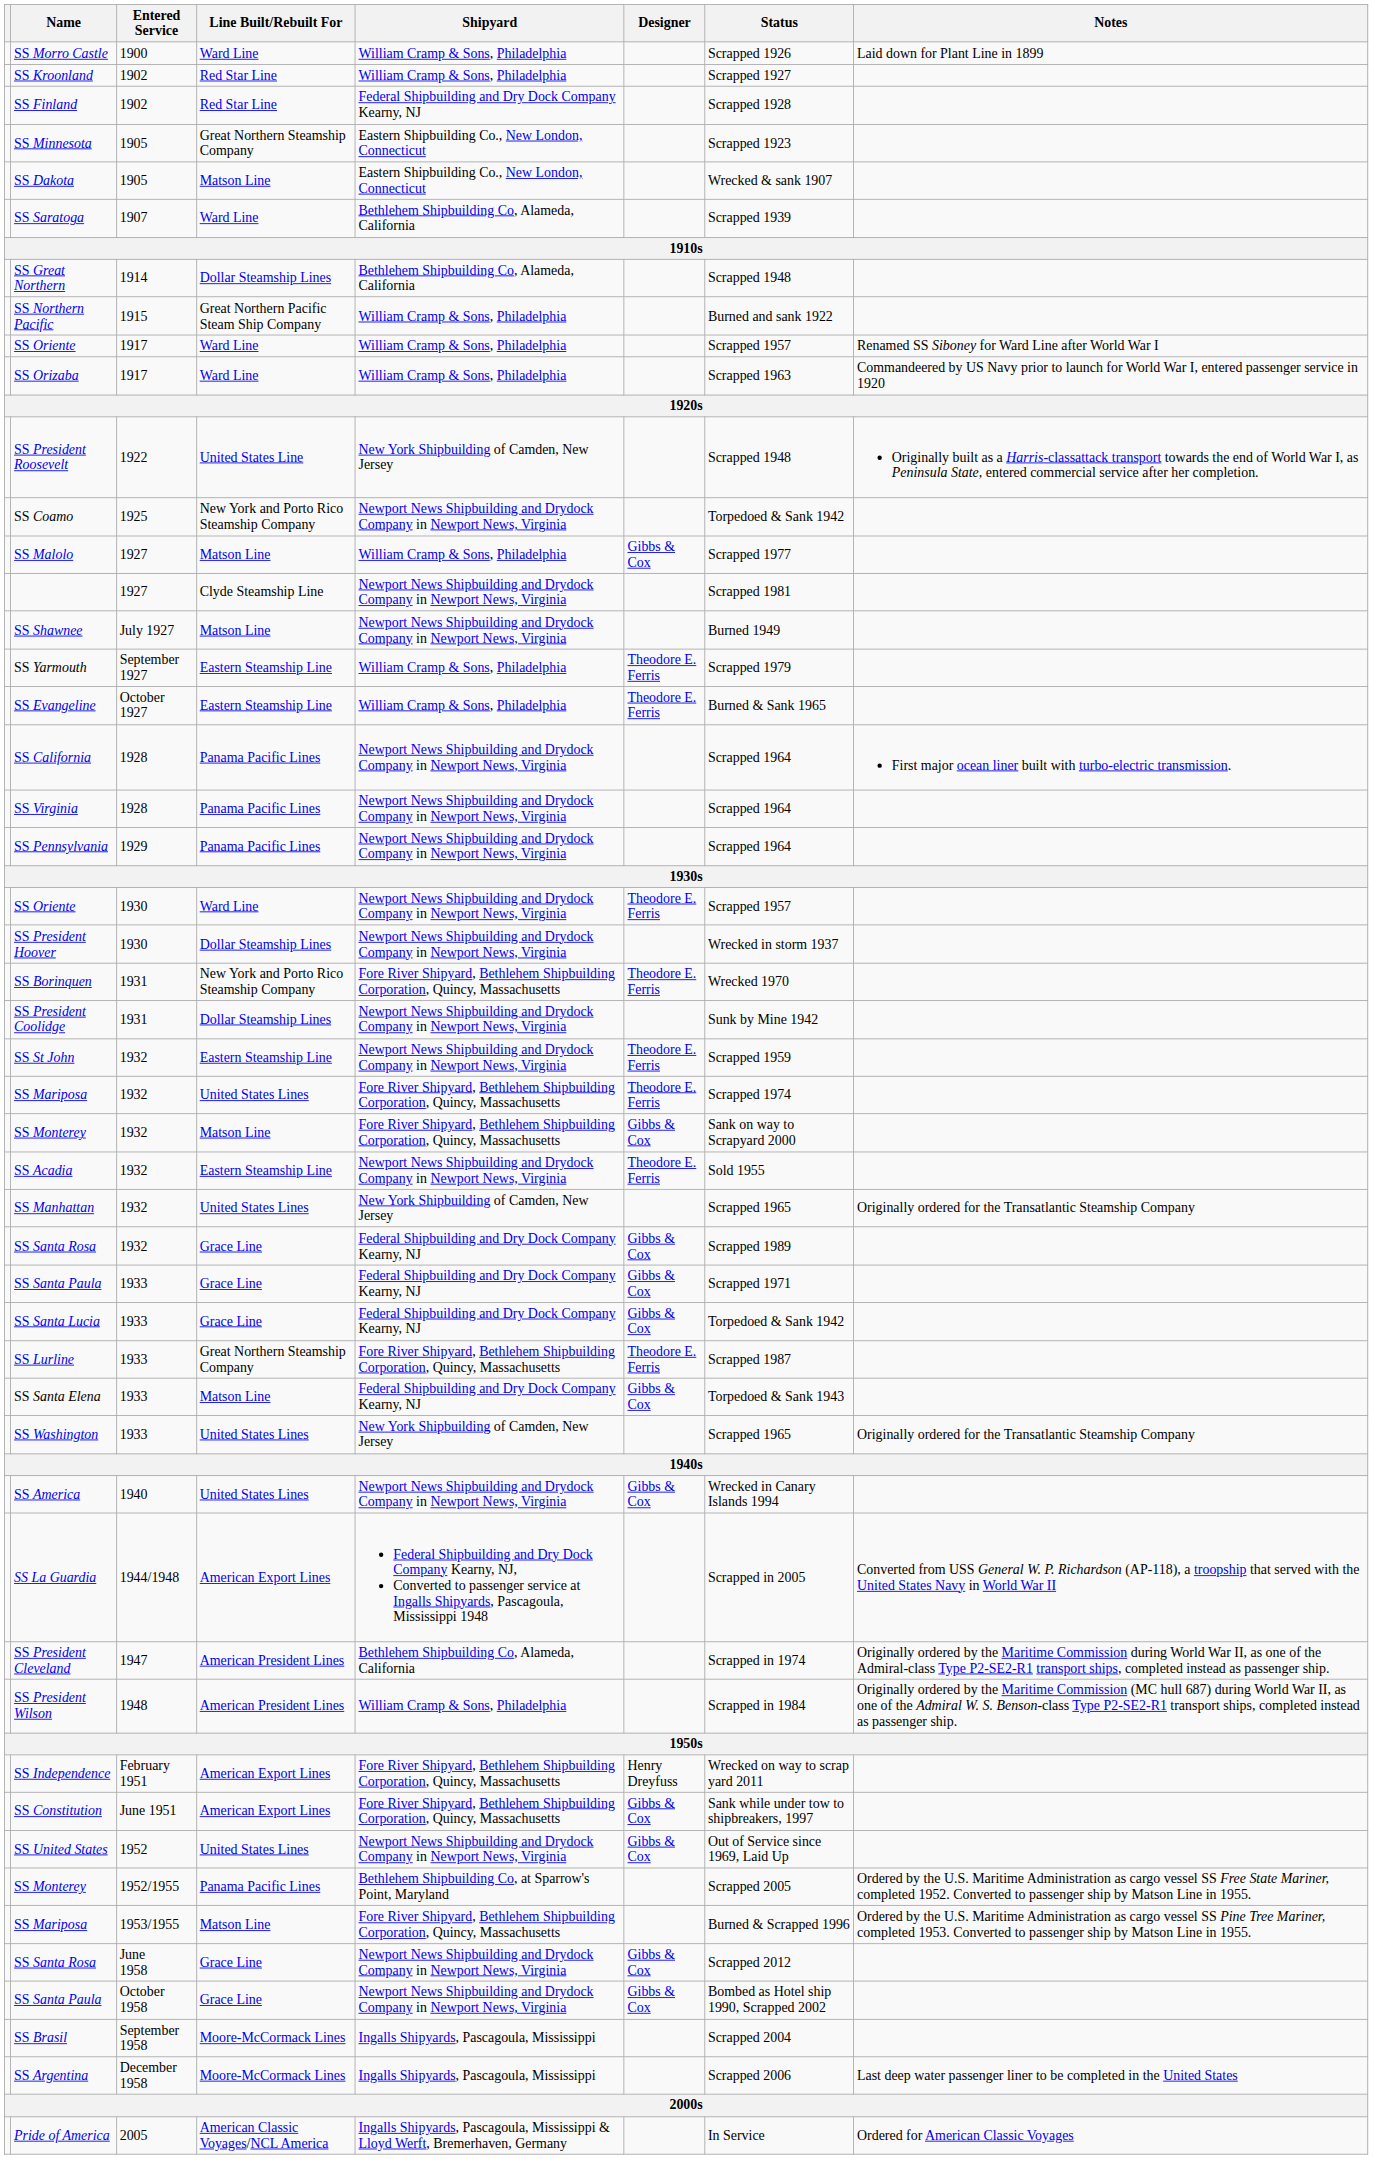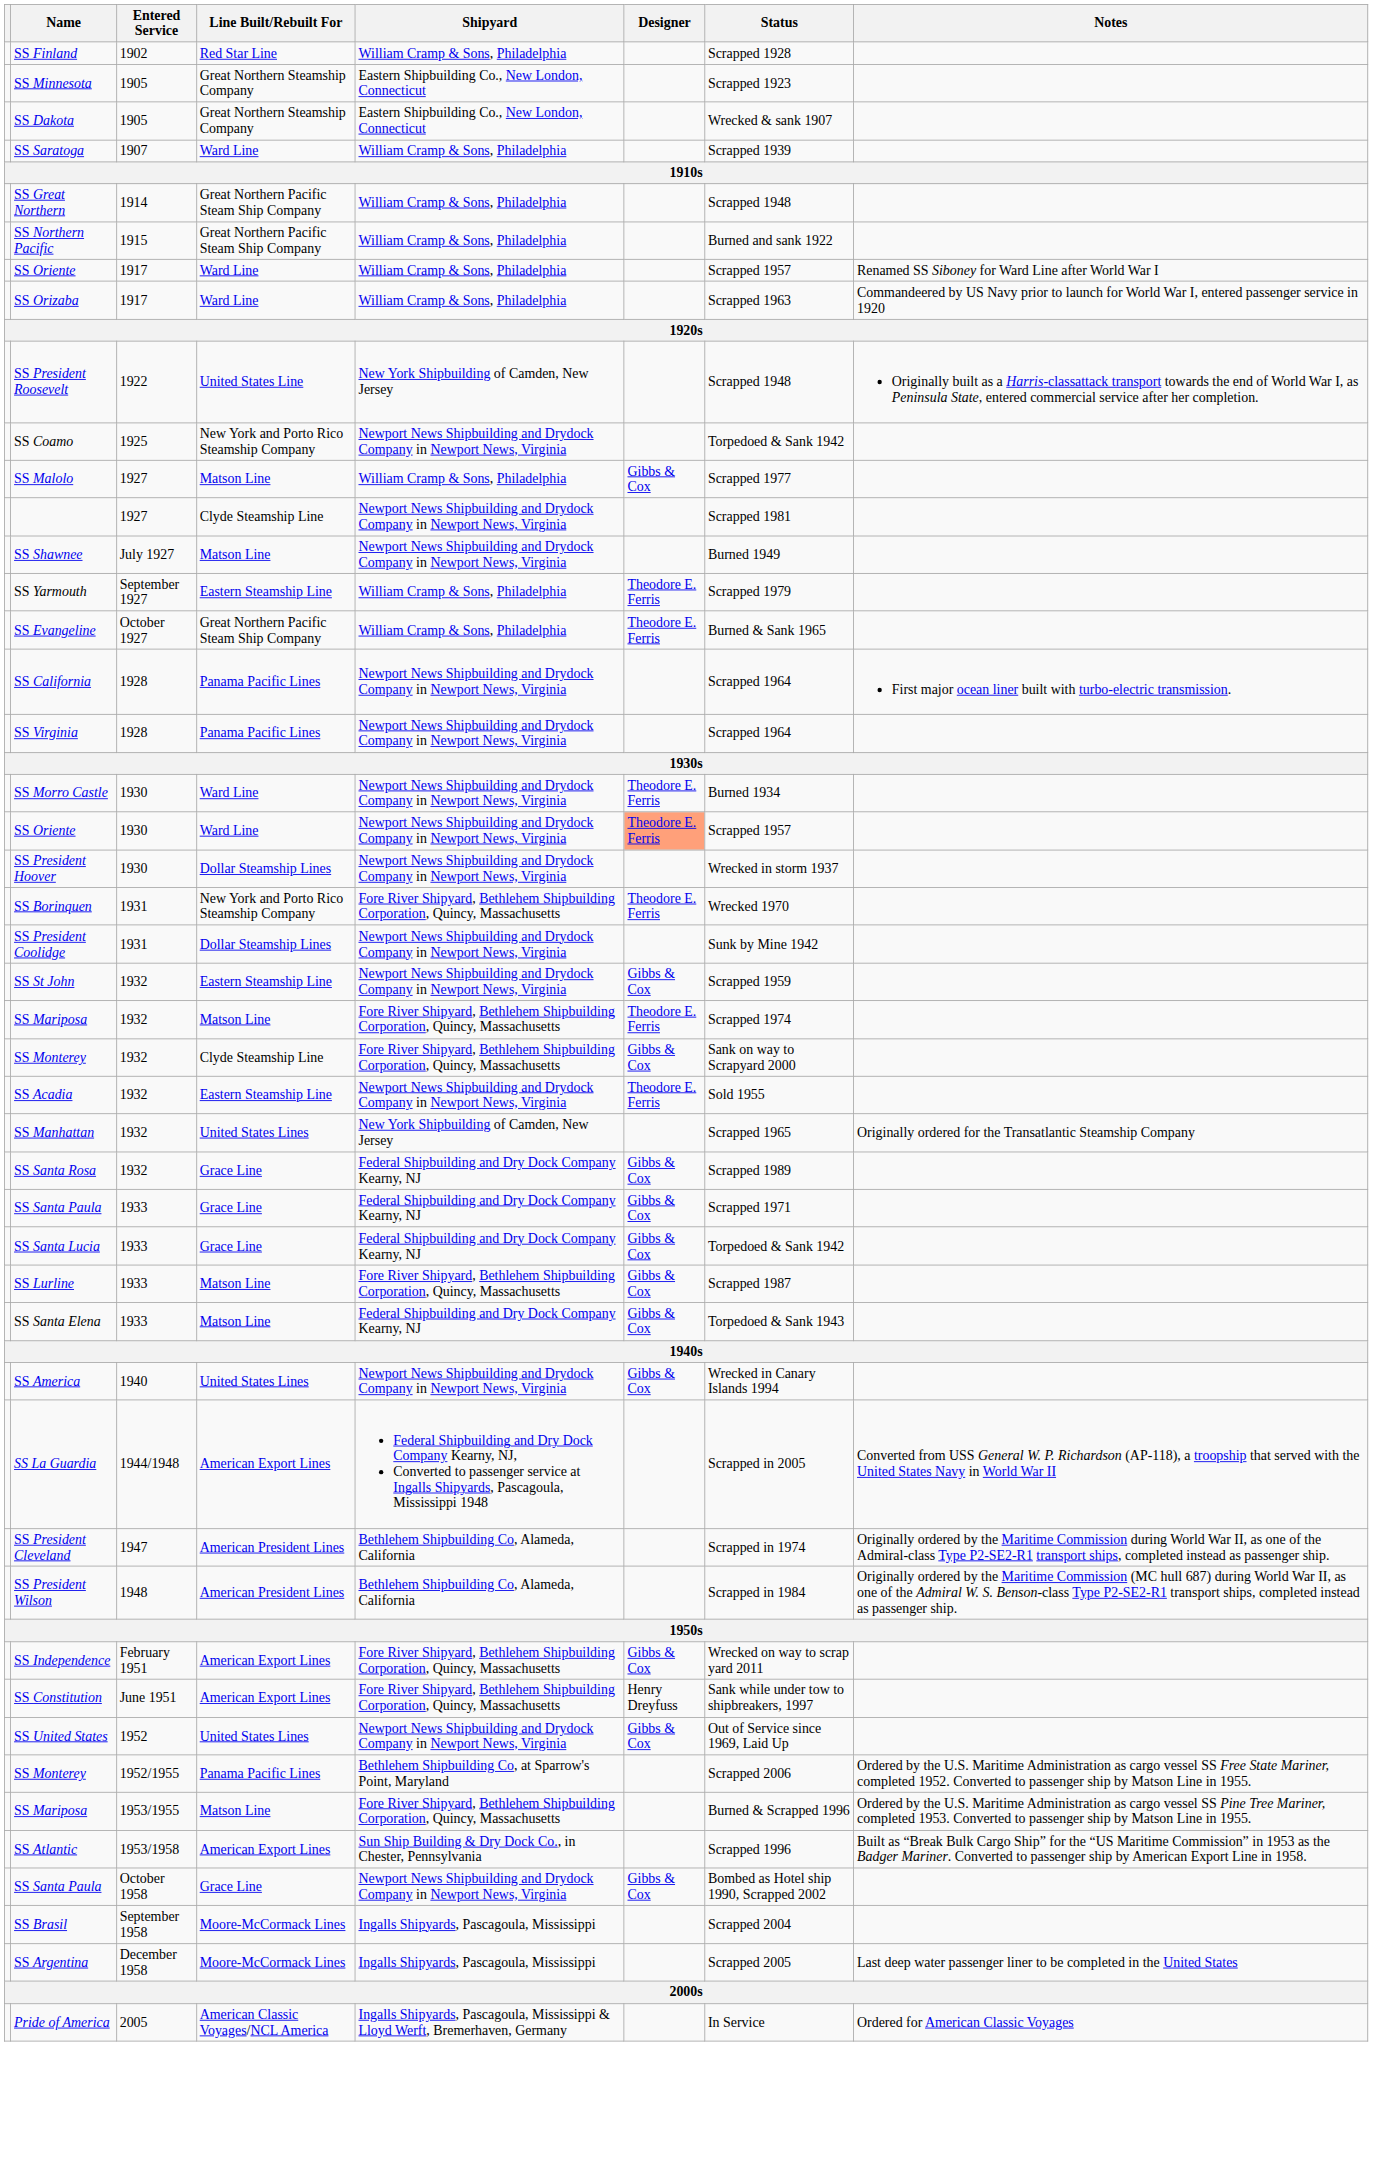- row: (61, 53)
- row: (53, 75)
(487, 105) Federal Shipbuilding and Dry Dock Company Kearny, NJ -> (462, 53) William Cramp & Sons, Philadelphia
(235, 180) Matson Line -> (273, 120) Great Northern Steamship Company
(466, 218) Bethlehem Shipbuilding Co, Alameda, California -> (462, 150) William Cramp & Sons, Philadelphia
(265, 278) Dollar Steamship Lines -> (263, 202) Great Northern Pacific Steam Ship Company
(466, 278) Bethlehem Shipbuilding Co, Alameda, California -> (462, 202) William Cramp & Sons, Philadelphia
(266, 705) Eastern Steamship Line -> (263, 630) Great Northern Pacific Steam Ship Company
- row: (61, 846)
+ row: (61, 793)
(662, 906) no background -> (662, 830) lightsalmon background
(662, 1057) Theodore E. Ferris -> (651, 981) Gibbs & Cox
(254, 1095) United States Lines -> (235, 1019) Matson Line
(235, 1132) Matson Line -> (262, 1057) Clyde Steamship Line
(273, 1359) Great Northern Steamship Company -> (235, 1283) Matson Line
(662, 1359) Theodore E. Ferris -> (651, 1283) Gibbs & Cox
- row: (56, 1434)
(462, 1706) William Cramp & Sons, Philadelphia -> (466, 1592) Bethlehem Shipbuilding Co, Alameda, California
(653, 1773) Henry Dreyfuss -> (651, 1660) Gibbs & Cox
(651, 1811) Gibbs & Cox -> (653, 1698) Henry Dreyfuss
(749, 1886) Scrapped 2005 -> (749, 1773) Scrapped 2006
+ row: (46, 1849)
- row: (55, 1962)
(749, 2075) Scrapped 2006 -> (749, 1962) Scrapped 2005
